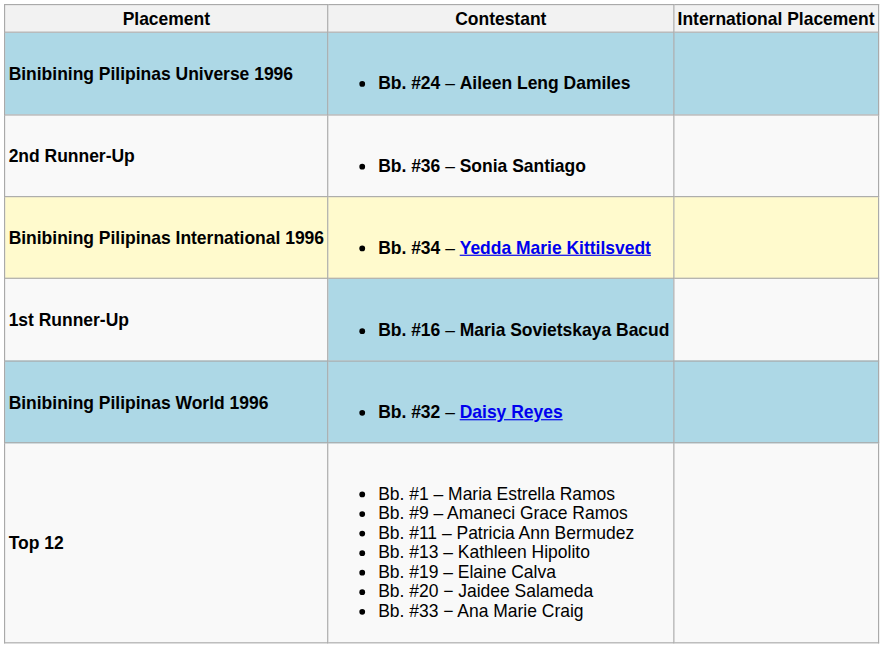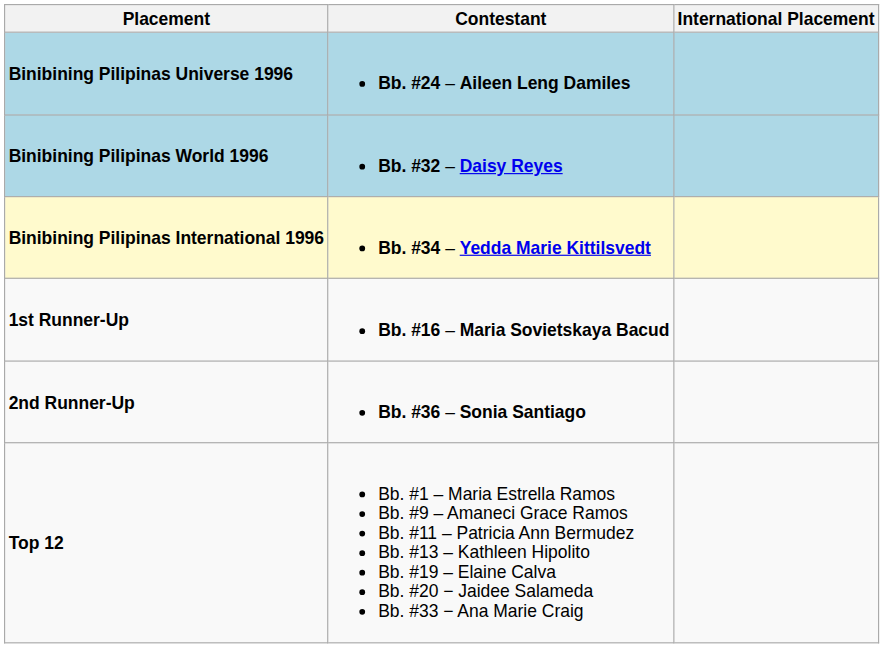rows swapped: (139, 402) <-> (72, 156)
(501, 330) lightblue background -> (501, 330) no background
